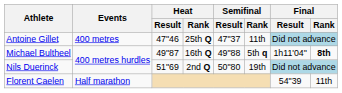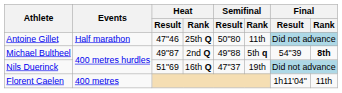(97, 39) 400 metres -> (102, 39) Half marathon
(229, 39) 47"37 -> (229, 39) 50"80
(198, 53) 16th Q -> (198, 53) 2nd Q
(290, 53) 1h11'04" -> (290, 53) 54"39
(198, 67) 2nd Q -> (198, 67) 16th Q
(229, 67) 50"80 -> (229, 67) 47"37
(102, 81) Half marathon -> (97, 81) 400 metres
(290, 81) 54"39 -> (290, 81) 1h11'04"
